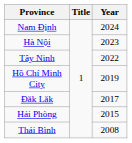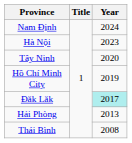(110, 58) 2022 -> (110, 58) 2020
(110, 99) no background -> (110, 99) paleturquoise background
(110, 115) 2015 -> (110, 115) 2013
